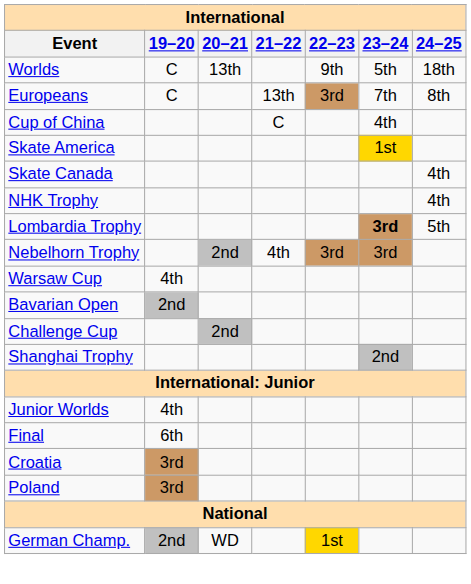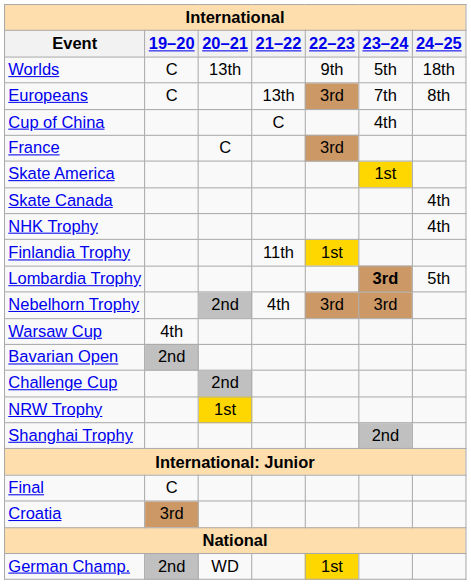+ row: (34, 148)
+ row: (69, 252)
+ row: (55, 409)
- row: (59, 409)
(172, 435) 6th -> (172, 488) C
- row: (34, 488)
